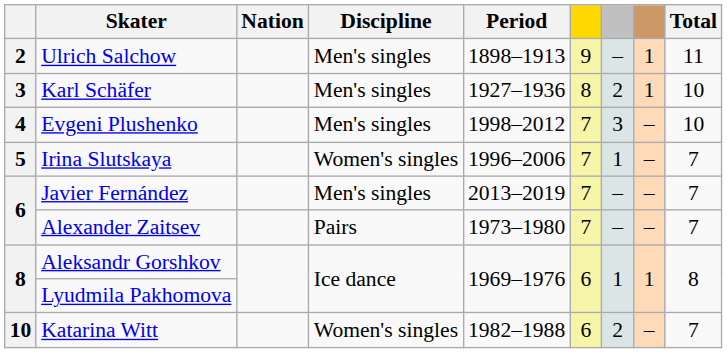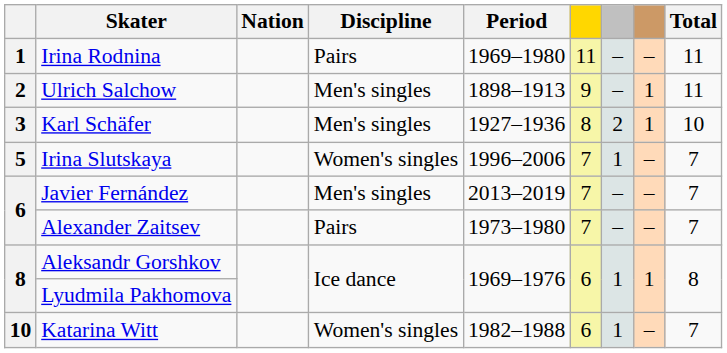+ row: (101, 55)
- row: (120, 124)
(618, 329) 2 -> (618, 329) 1
